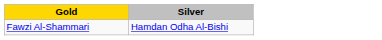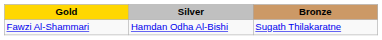+ column: (315, 12)
